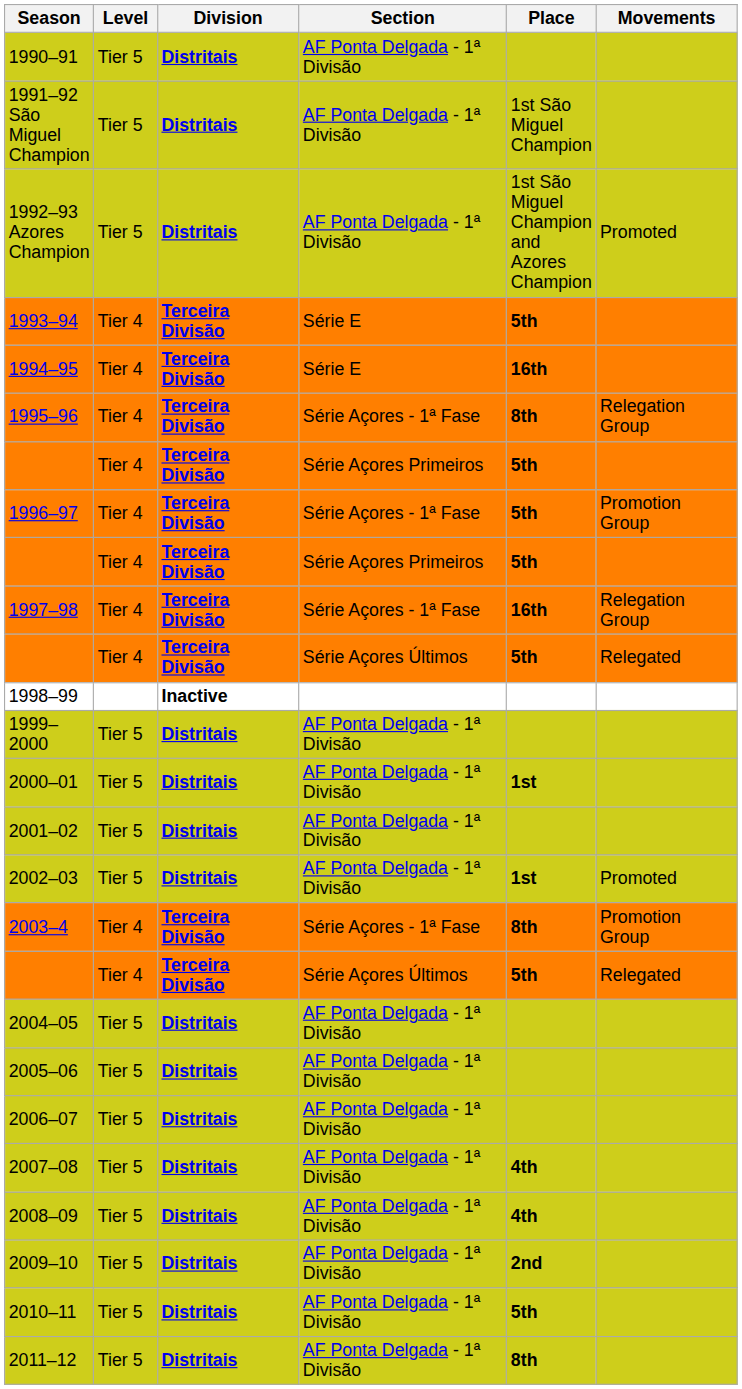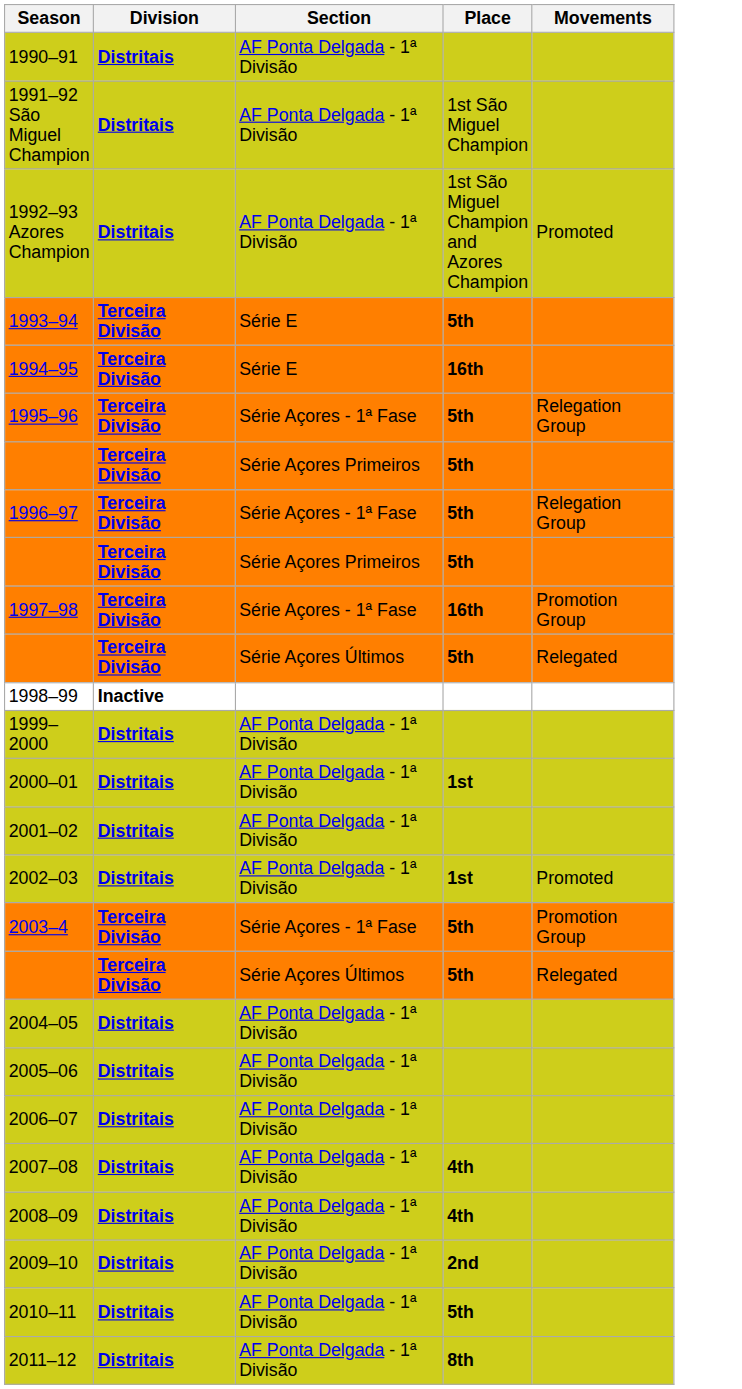- column: (126, 18)
(524, 417) 8th -> (460, 417) 5th
(640, 513) Promotion Group -> (579, 513) Relegation Group
(642, 609) Relegation Group -> (577, 609) Promotion Group
(524, 926) 8th -> (460, 926) 5th
